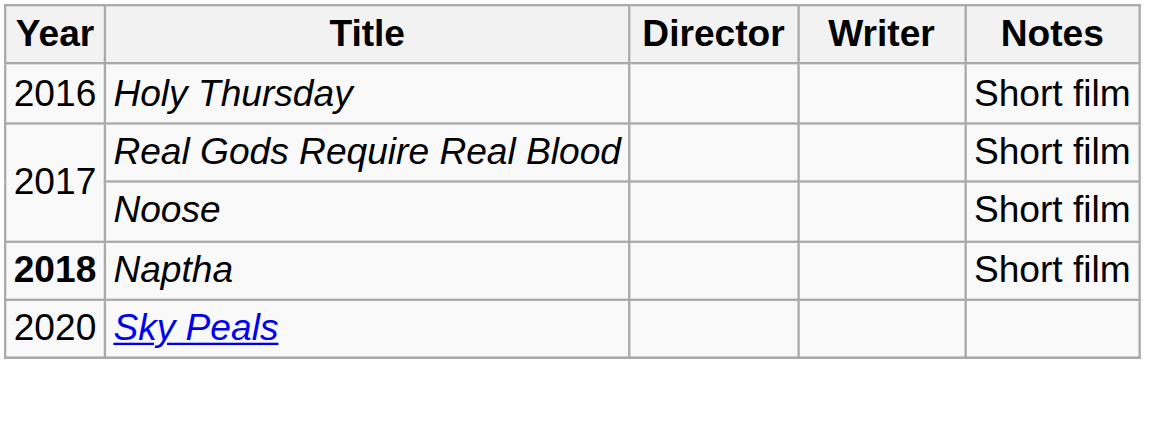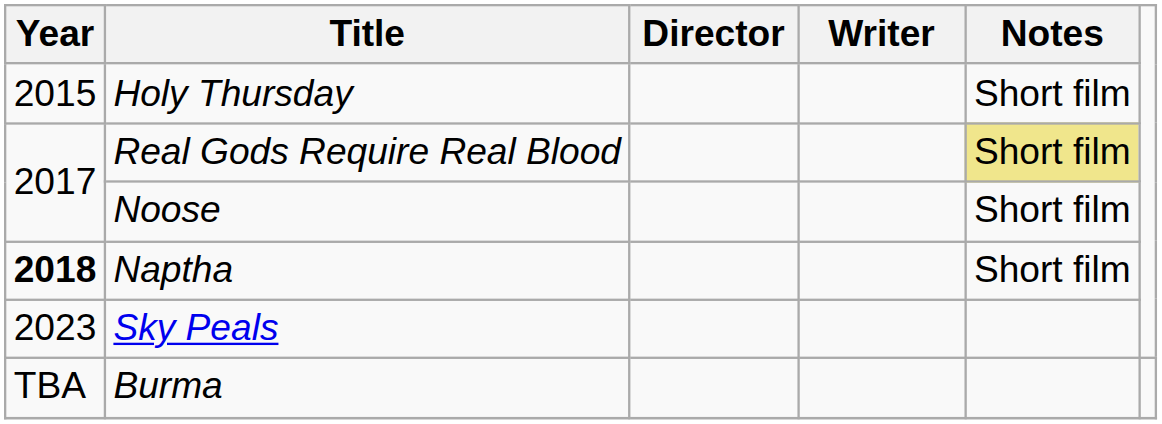(55, 92) 2016 -> (55, 92) 2015
(1052, 151) no background -> (1052, 151) khaki background
(55, 328) 2020 -> (55, 328) 2023
+ row: (168, 387)
